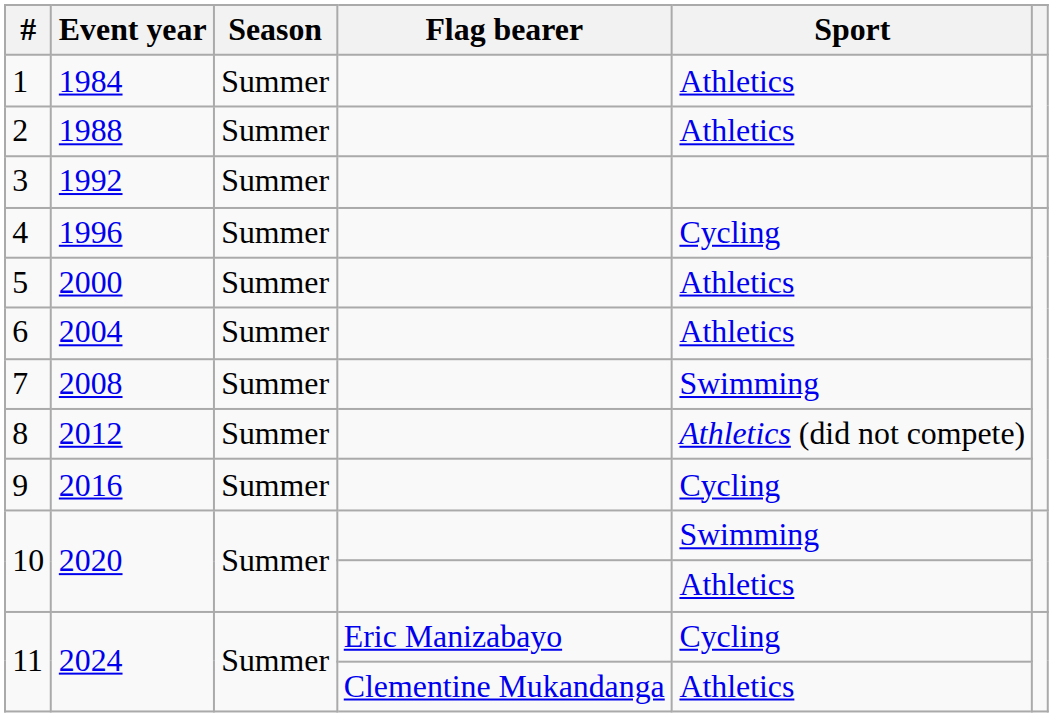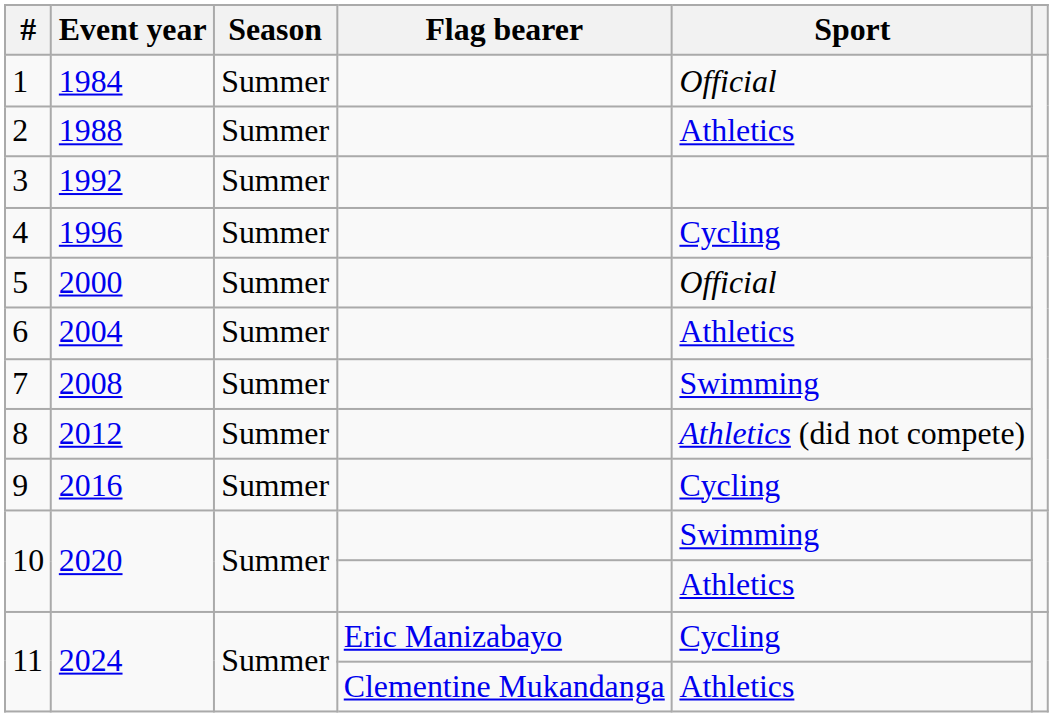(737, 80) Athletics -> (728, 80) Official
(737, 282) Athletics -> (728, 282) Official
